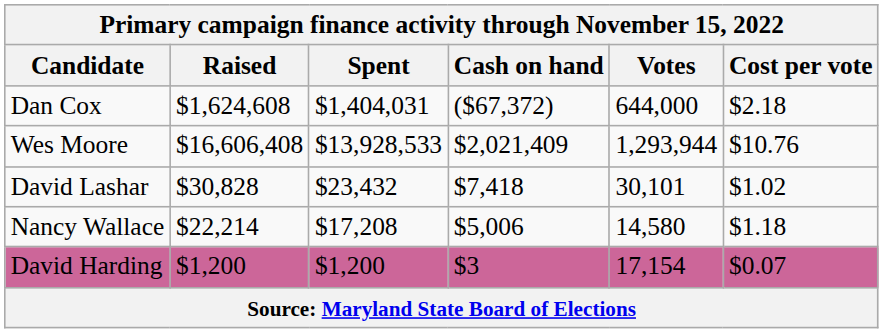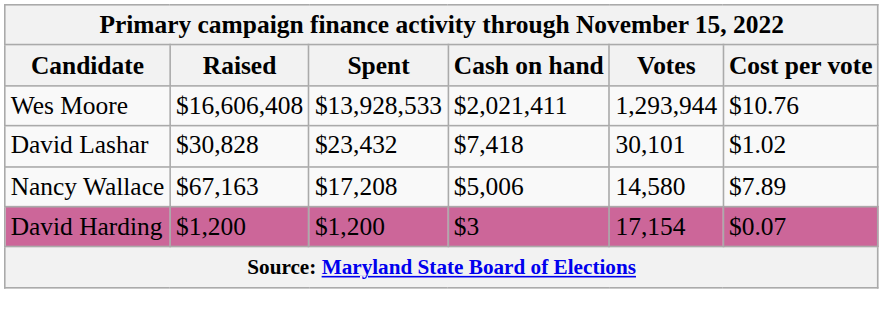- row: (56, 105)
(511, 145) $2,021,409 -> (511, 105) $2,021,411
(217, 226) $22,214 -> (217, 186) $67,163
(758, 226) $1.18 -> (758, 186) $7.89
